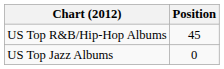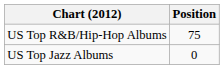(194, 34) 45 -> (194, 34) 75
